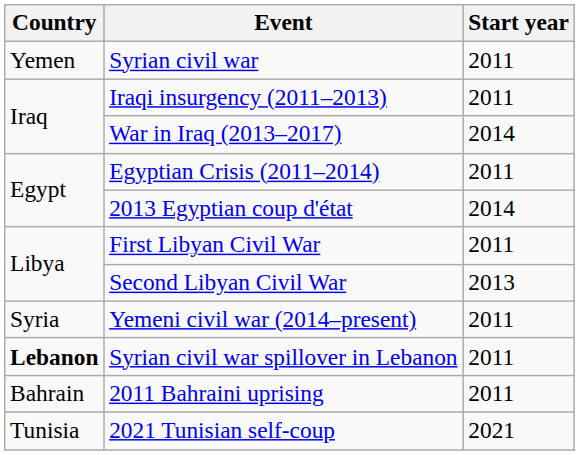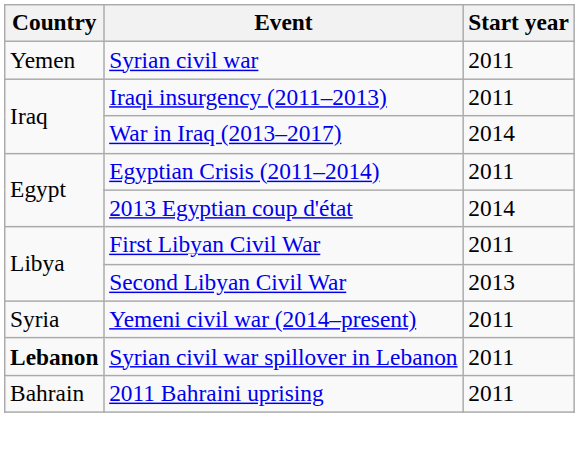- row: (222, 430)
